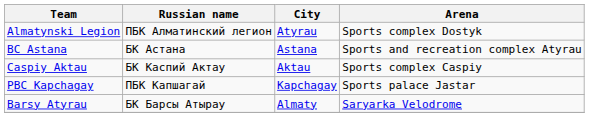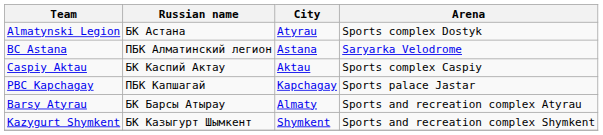(199, 31) ПБК Алматинский легион -> (155, 31) БК Астана
(155, 49) БК Астана -> (199, 49) ПБК Алматинский легион
(462, 49) Sports and recreation complex Atyrau -> (402, 49) Saryarka Velodrome
(402, 103) Saryarka Velodrome -> (462, 103) Sports and recreation complex Atyrau
+ row: (64, 121)
